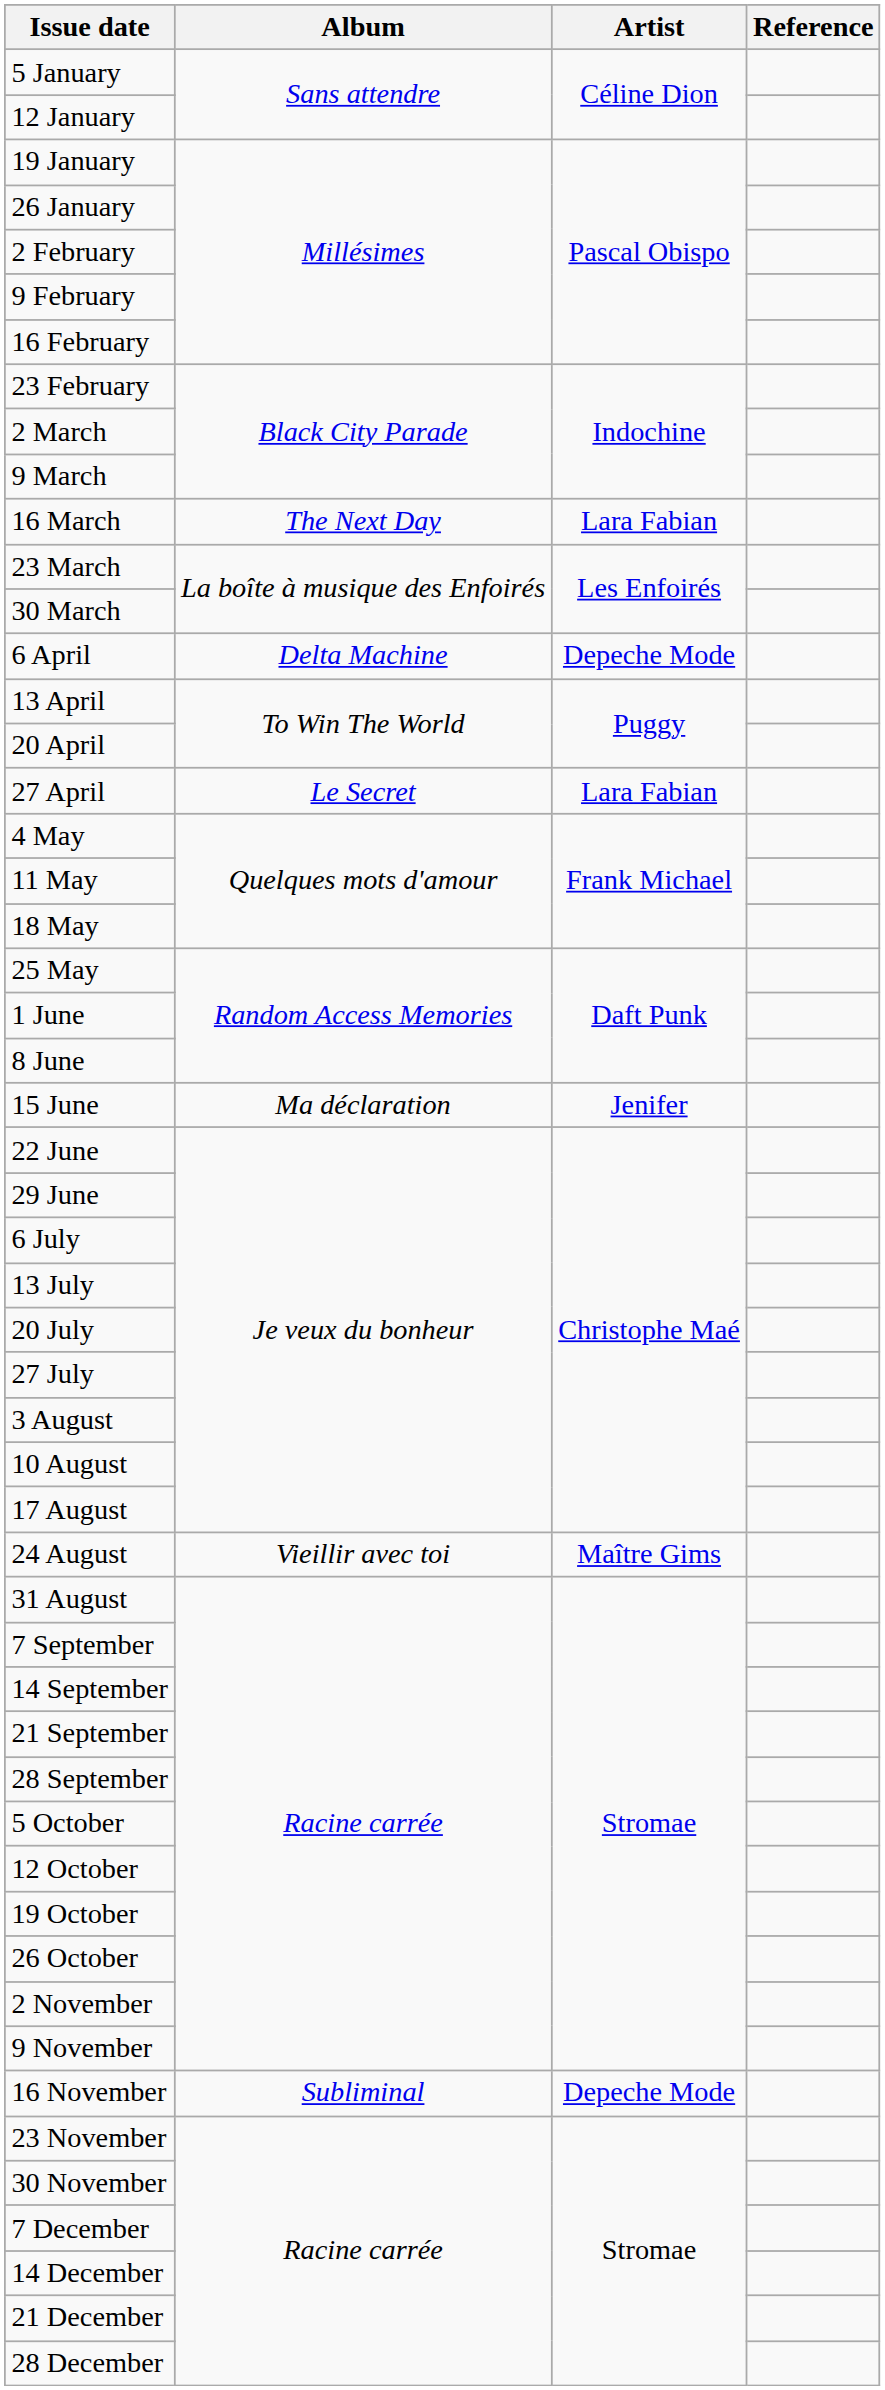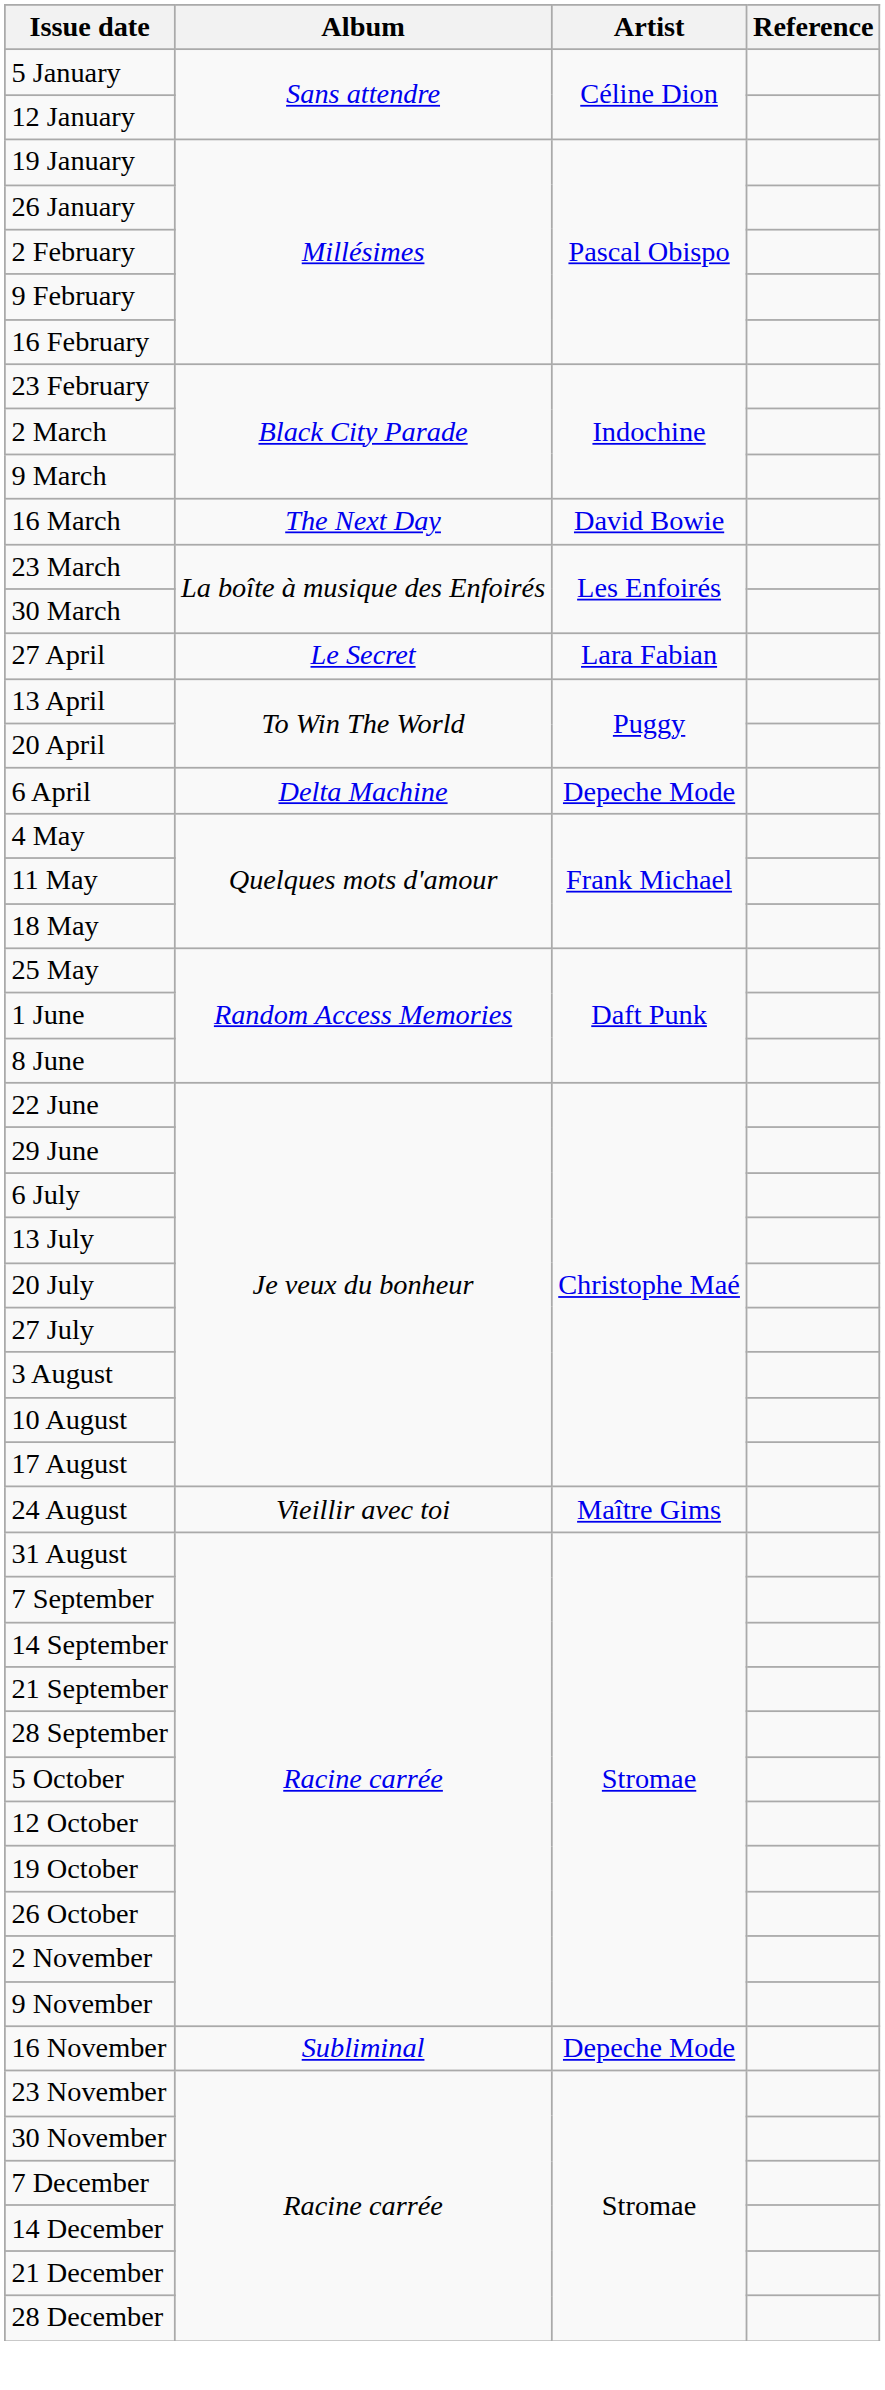(649, 521) Lara Fabian -> (649, 521) David Bowie
rows swapped: (51, 655) <-> (58, 790)
- row: (55, 1104)
